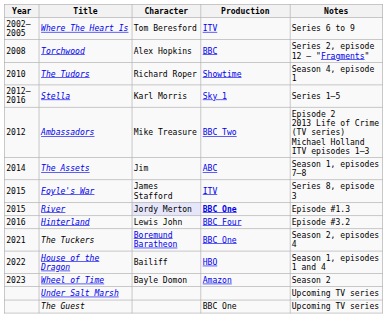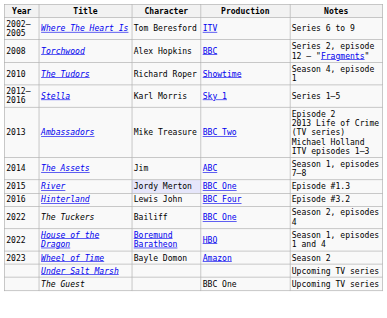(16, 132) 2012 -> (16, 132) 2013
- row: (68, 191)
(220, 209) bold -> (220, 187) normal
(16, 240) 2021 -> (16, 217) 2022
(156, 240) Boremund Baratheon -> (151, 217) Bailiff
(151, 262) Bailiff -> (156, 240) Boremund Baratheon
